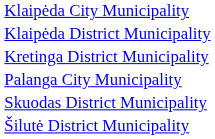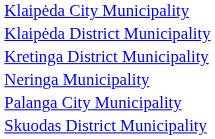+ row: (77, 79)
- row: (97, 126)
